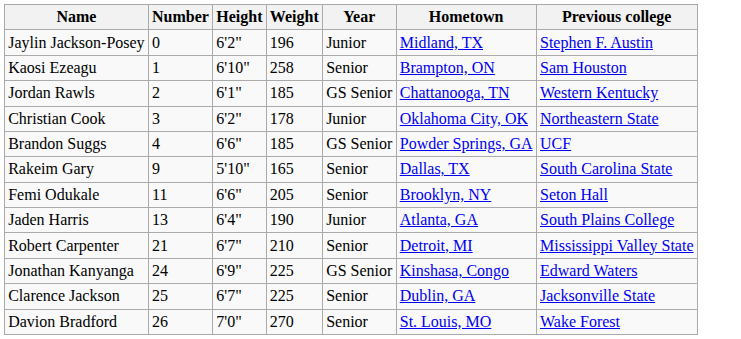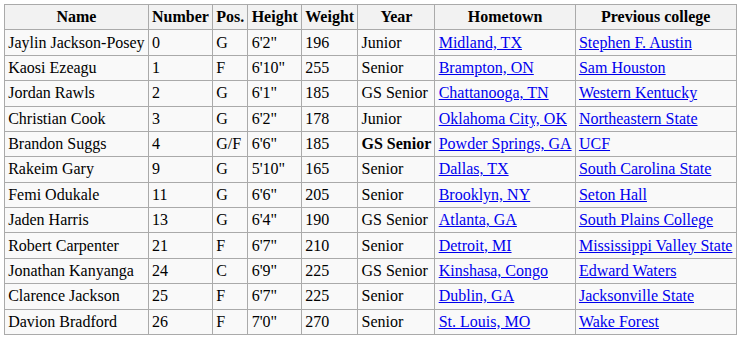+ column: (230, 17)
(282, 67) 258 -> (317, 67) 255
(359, 144) normal -> (396, 144) bold
(346, 220) Junior -> (395, 220) GS Senior
